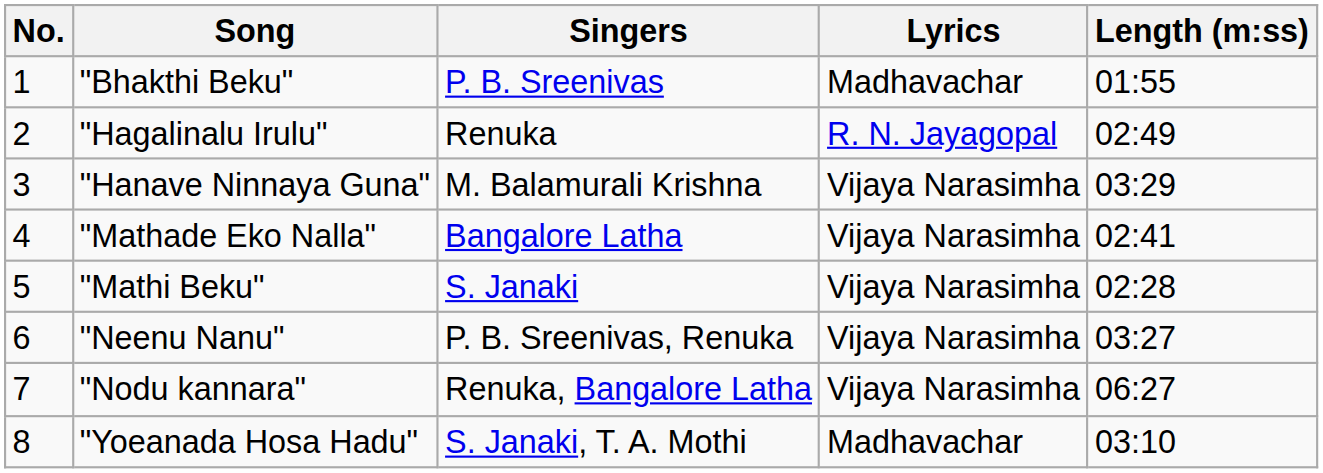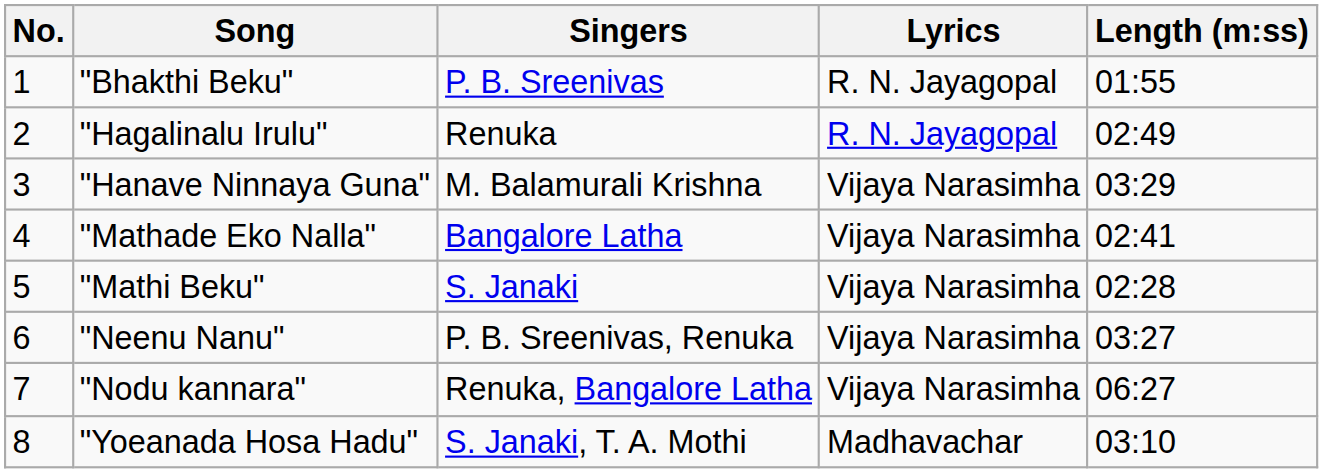(925, 82) Madhavachar -> (942, 82) R. N. Jayagopal
